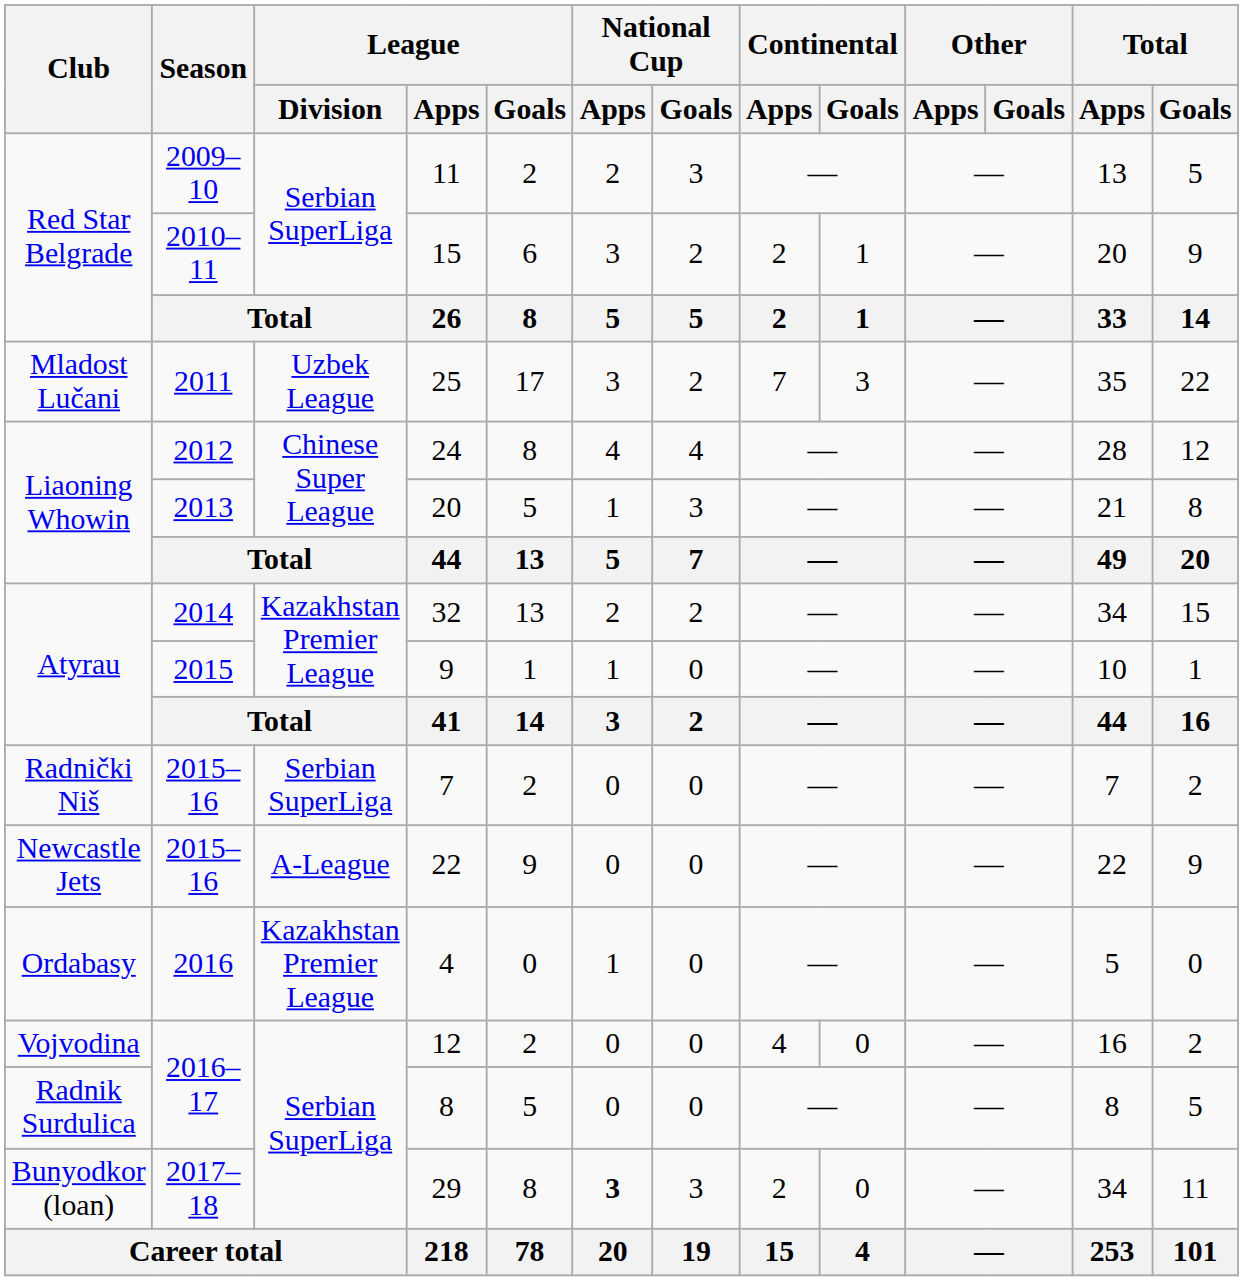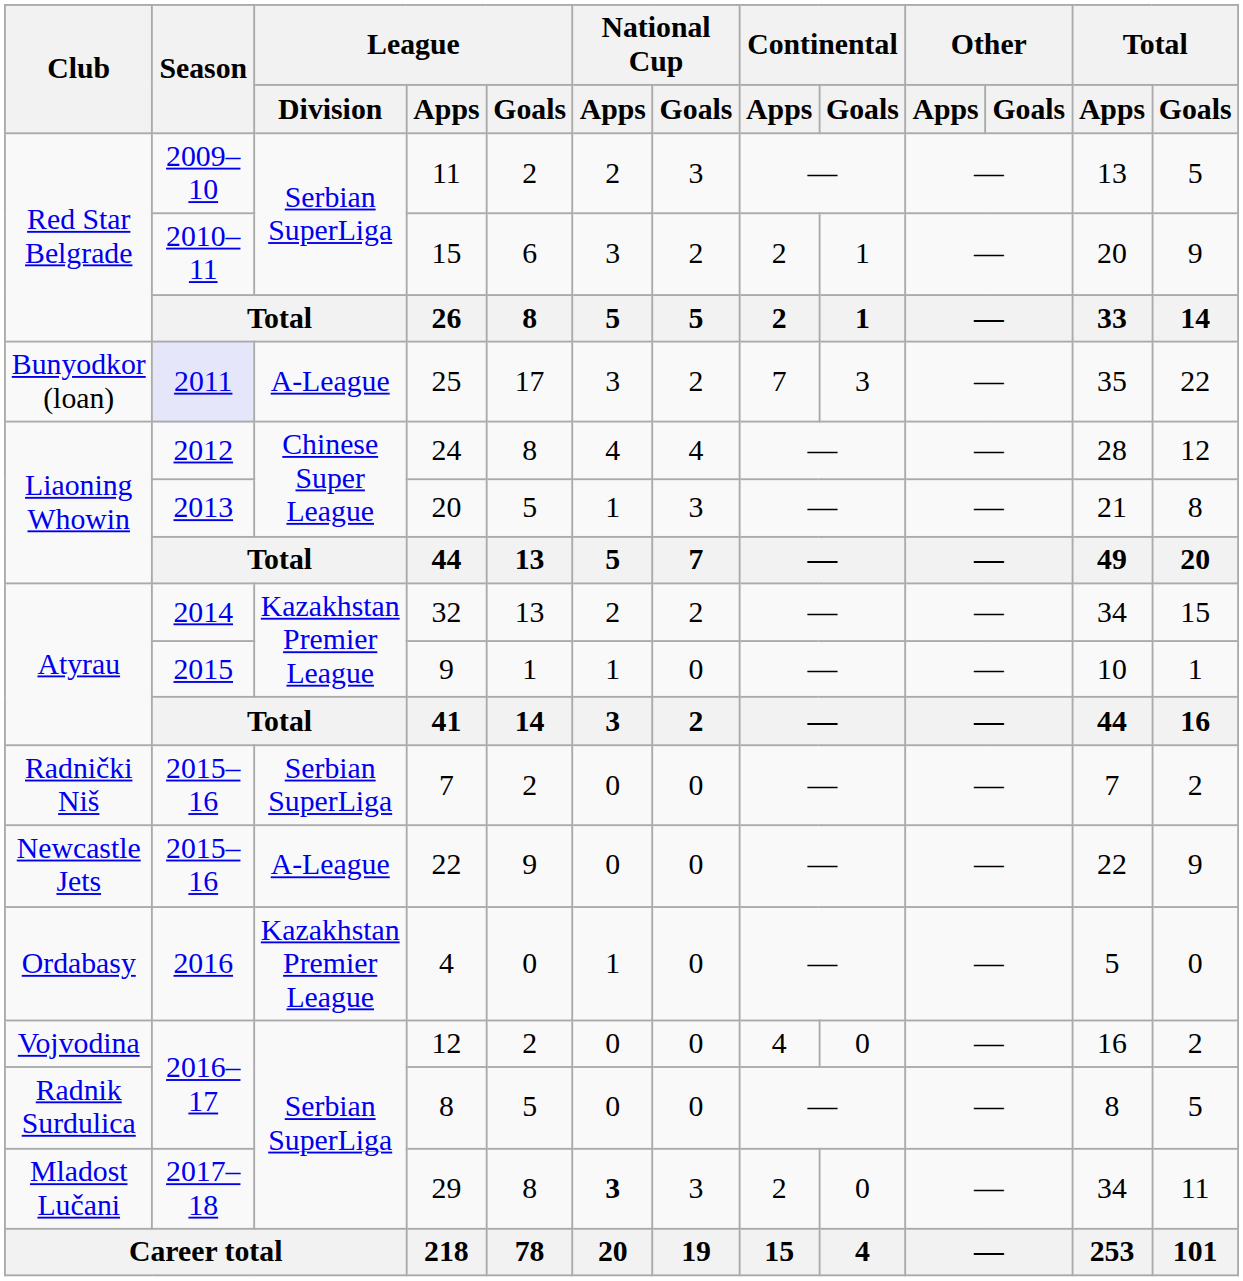(79, 381) Mladost Lučani -> (79, 381) Bunyodkor (loan)
(203, 381) no background -> (203, 381) lavender background
(330, 381) Uzbek League -> (330, 381) A-League
(79, 1188) Bunyodkor (loan) -> (79, 1188) Mladost Lučani
